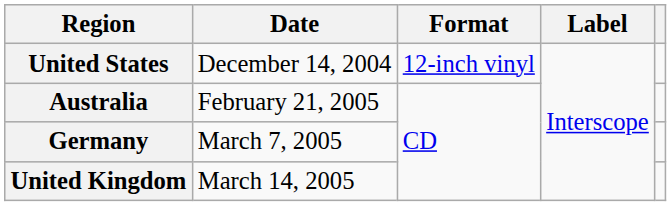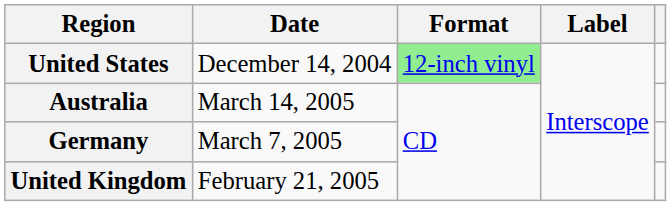(469, 63) no background -> (469, 63) lightgreen background
(288, 102) February 21, 2005 -> (276, 102) March 14, 2005
(276, 180) March 14, 2005 -> (288, 180) February 21, 2005
